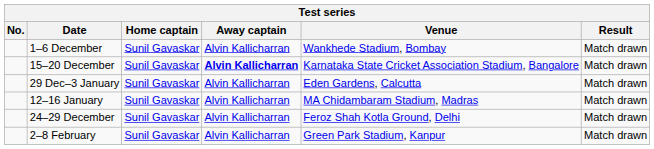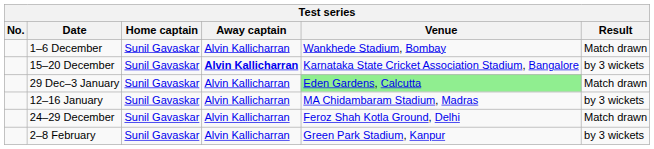(616, 65) Match drawn -> (614, 65) by 3 wickets
(362, 83) no background -> (362, 83) lightgreen background
(616, 100) Match drawn -> (614, 100) by 3 wickets
(616, 135) Match drawn -> (614, 135) by 3 wickets
